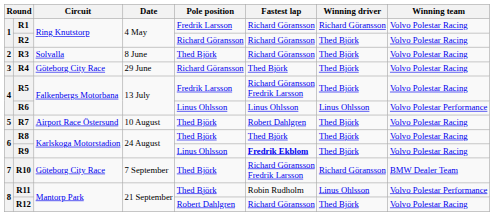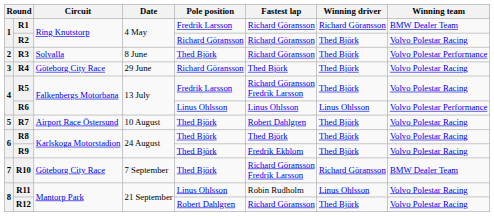(429, 25) Volvo Polestar Racing -> (424, 25) BMW Dealer Team
(429, 54) Volvo Polestar Racing -> (439, 54) Volvo Polestar Performance
(202, 150) Linus Ohlsson -> (197, 150) Thed Björk
(278, 150) bold -> (276, 150) normal
(197, 189) Thed Björk -> (202, 189) Linus Ohlsson
(439, 189) Volvo Polestar Performance -> (429, 189) Volvo Polestar Racing
